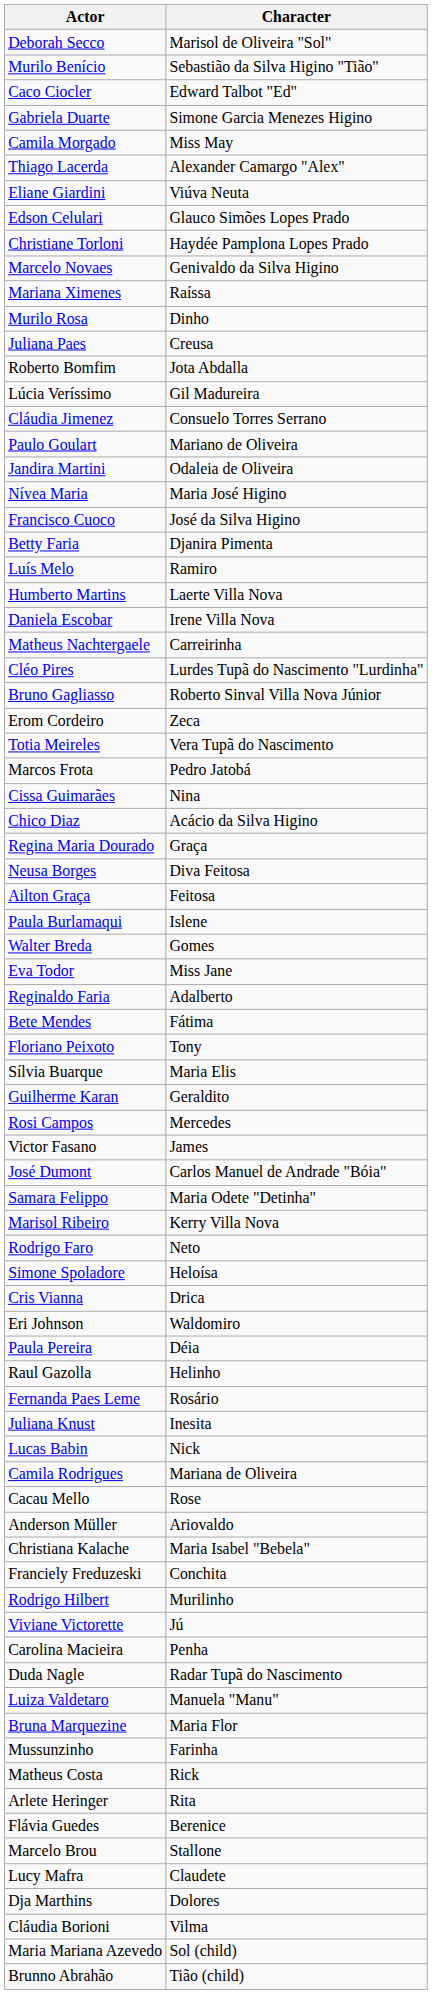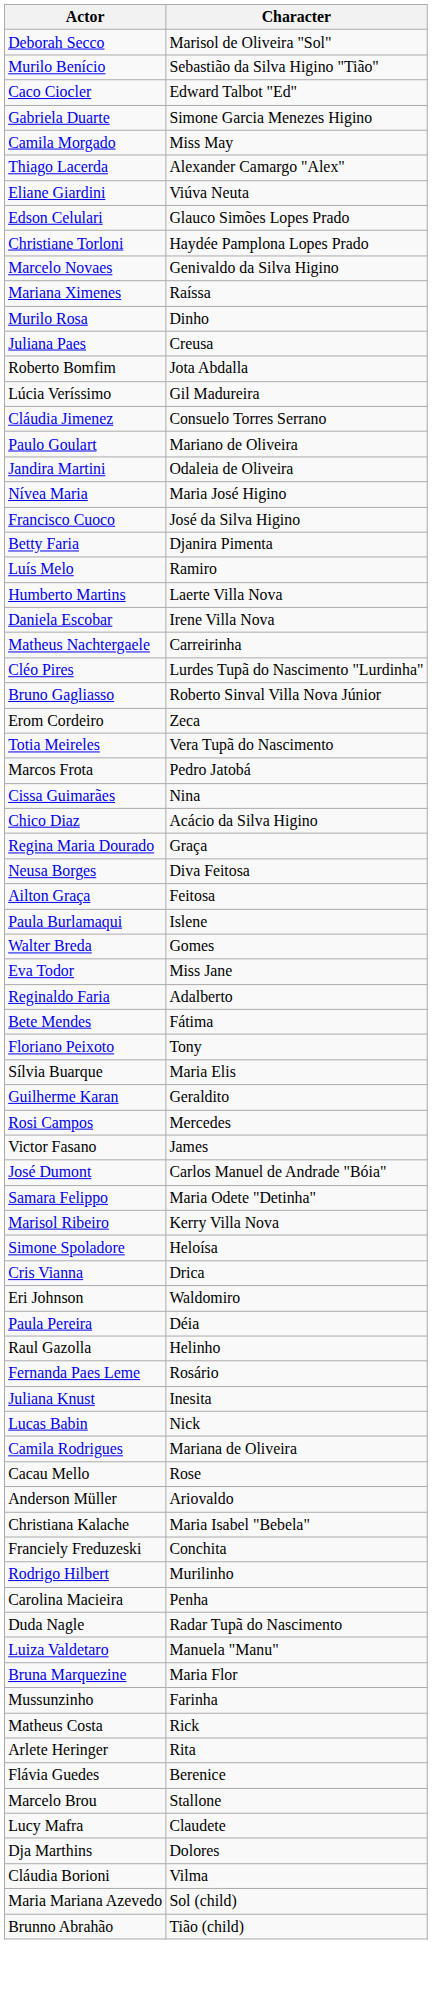- row: (51, 1248)
- row: (66, 1624)
